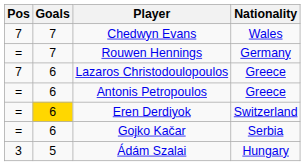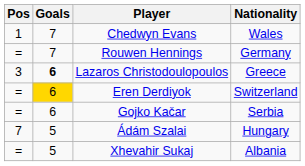(19, 33) 7 -> (19, 33) 1
(19, 72) 7 -> (19, 72) 3
(53, 72) normal -> (53, 72) bold
- row: (152, 92)
(19, 151) 3 -> (19, 131) 7
+ row: (152, 151)
